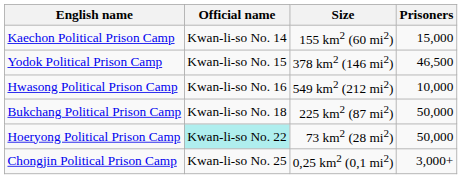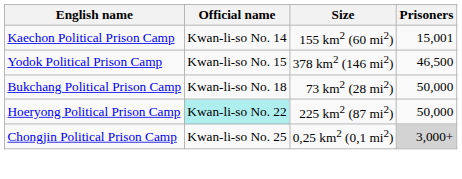(435, 37) 15,000 -> (435, 37) 15,001
- row: (93, 87)
(346, 111) 225 km2 (87 mi2) -> (350, 87) 73 km2 (28 mi2)
(350, 136) 73 km2 (28 mi2) -> (346, 111) 225 km2 (87 mi2)
(435, 161) no background -> (435, 136) lightgrey background
